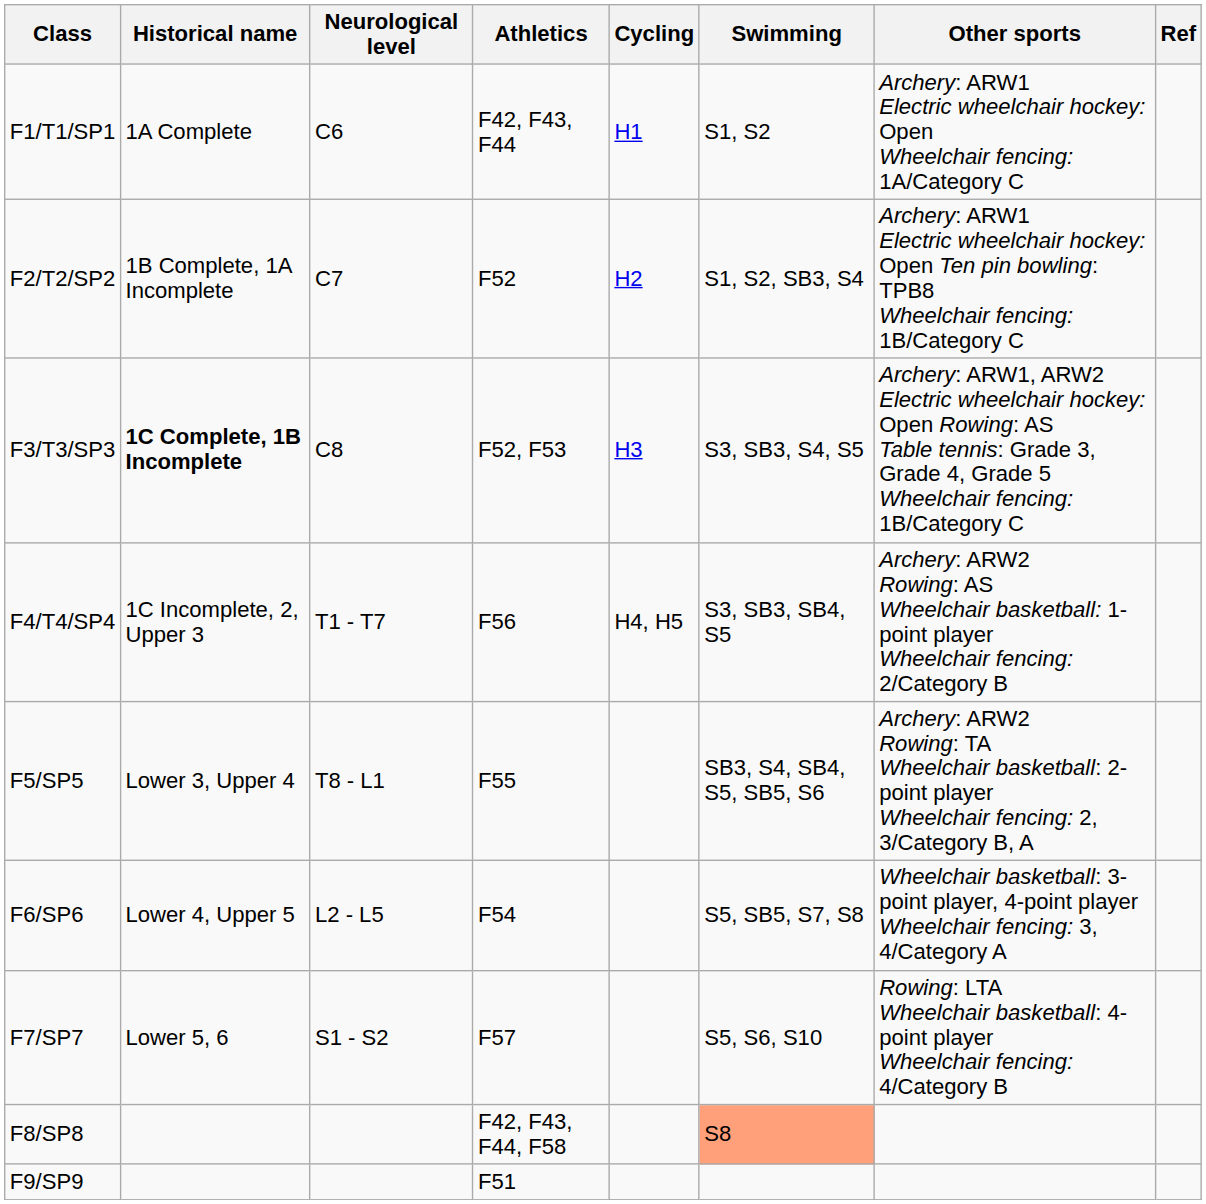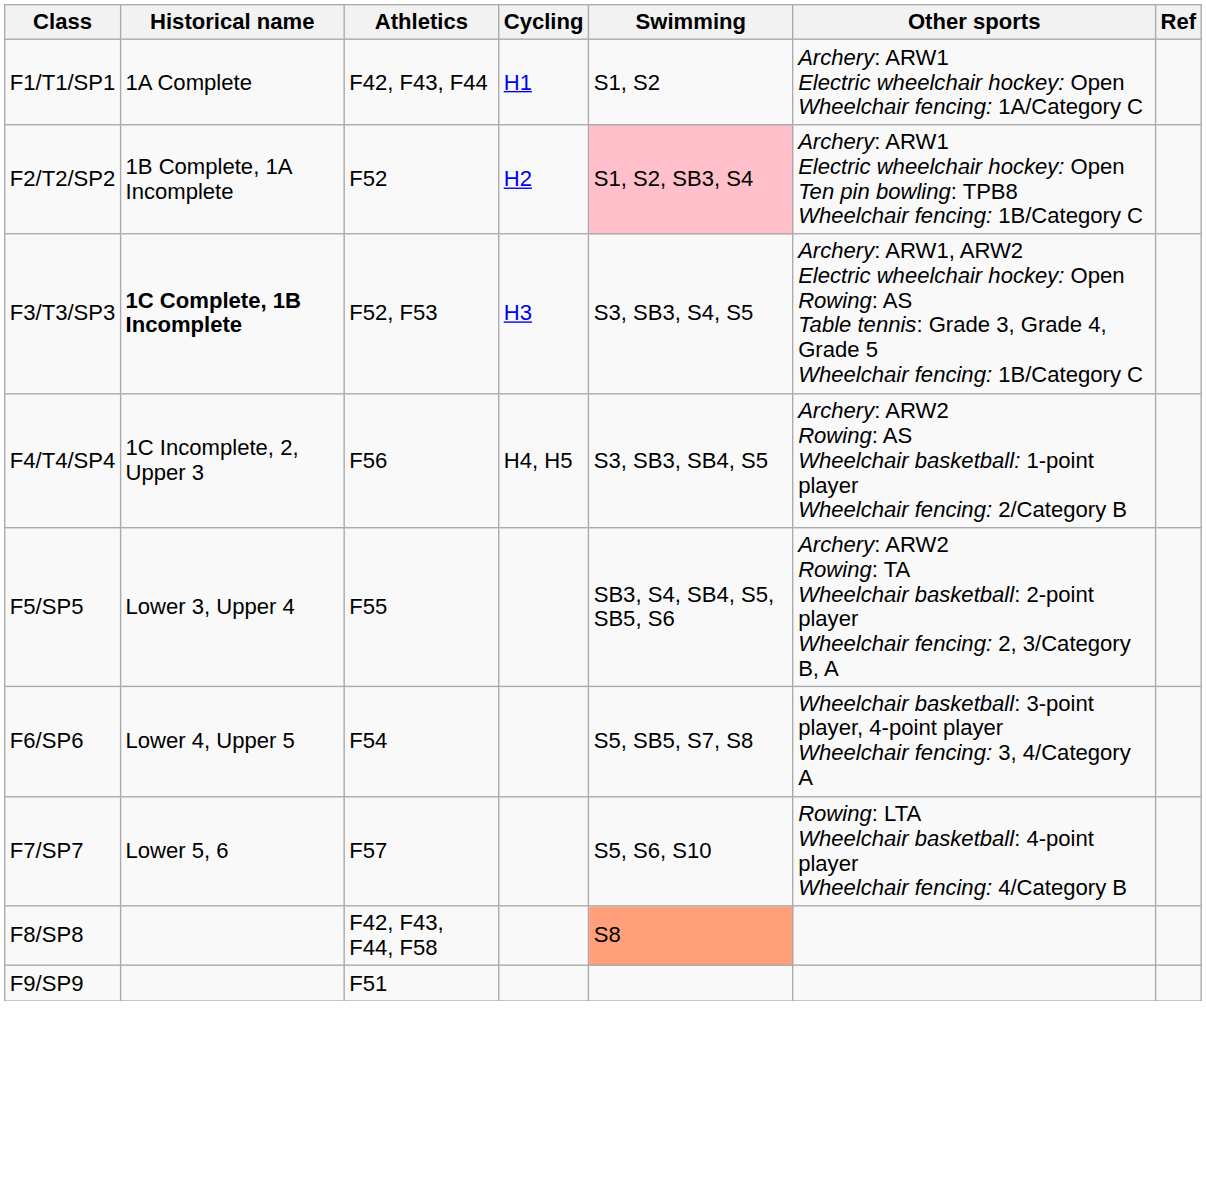- column: (391, 34)
(784, 278) no background -> (673, 178) pink background
